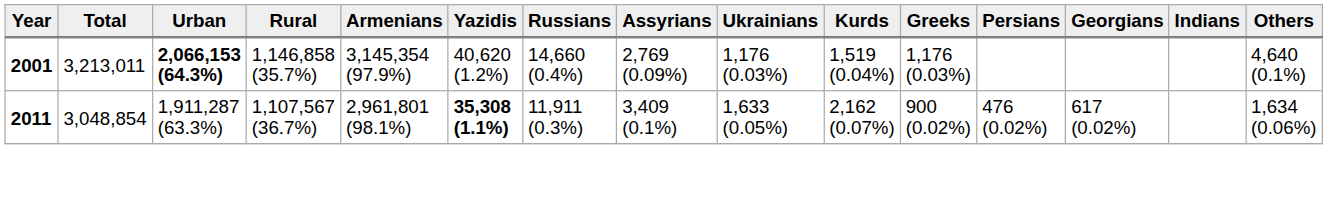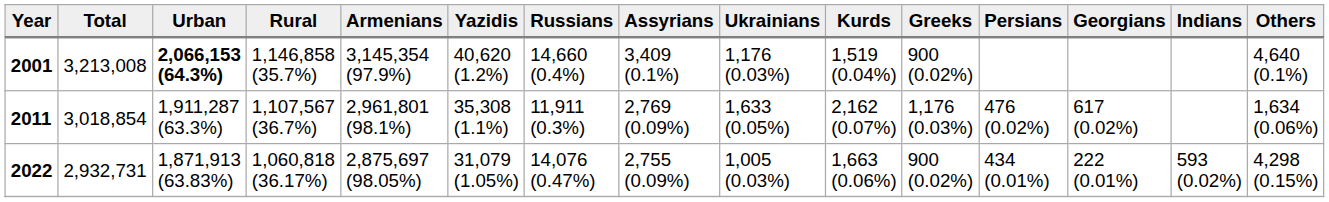(104, 64) 3,213,011 -> (105, 64) 3,213,008
(655, 64) 2,769 (0.09%) -> (652, 64) 3,409 (0.1%)
(938, 64) 1,176 (0.03%) -> (940, 64) 900 (0.02%)
(105, 117) 3,048,854 -> (105, 117) 3,018,854
(482, 117) bold -> (482, 117) normal
(650, 117) 3,409 (0.1%) -> (657, 117) 2,769 (0.09%)
(938, 117) 900 (0.02%) -> (940, 117) 1,176 (0.03%)
+ row: (32, 170)
